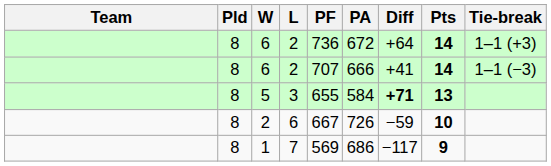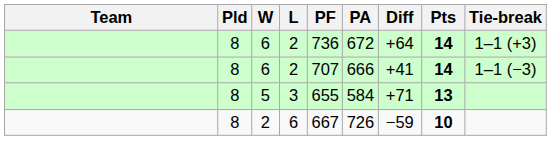(400, 95) bold -> (400, 95) normal
- row: (265, 148)
